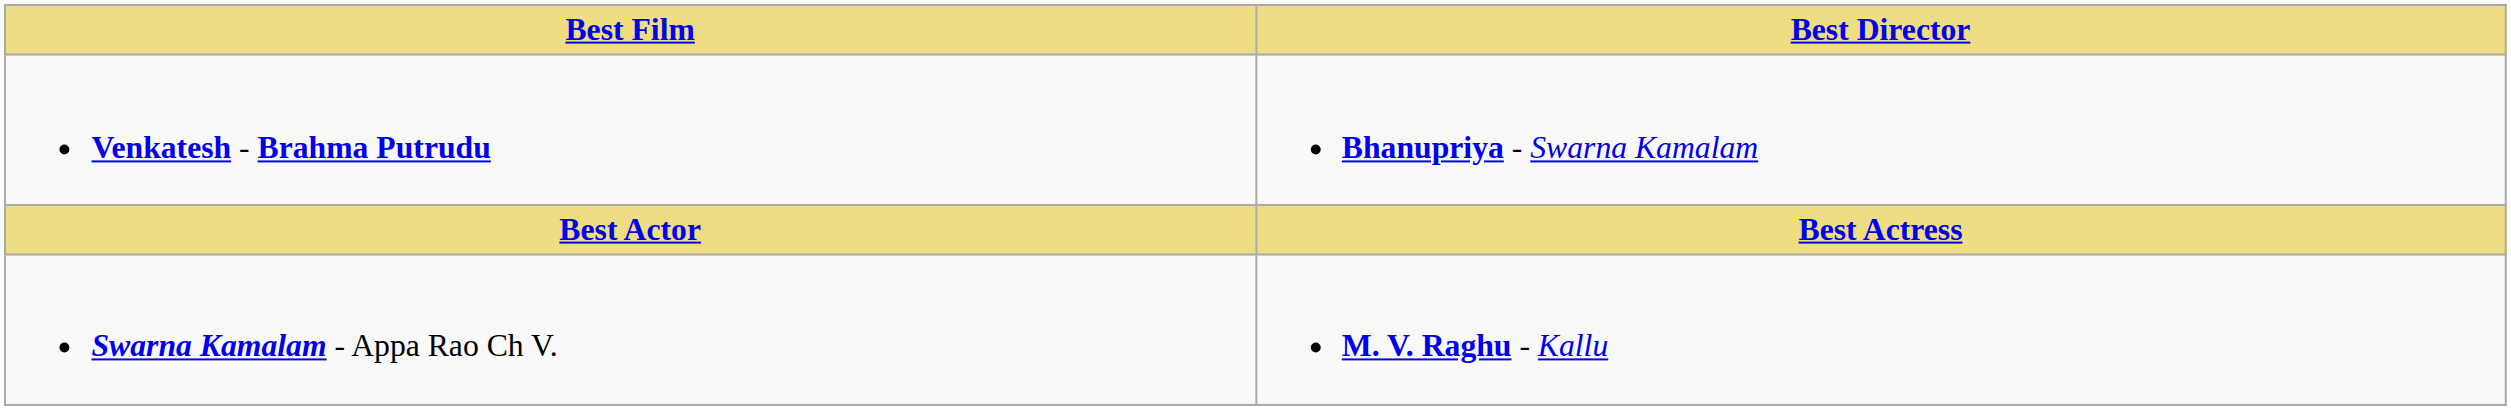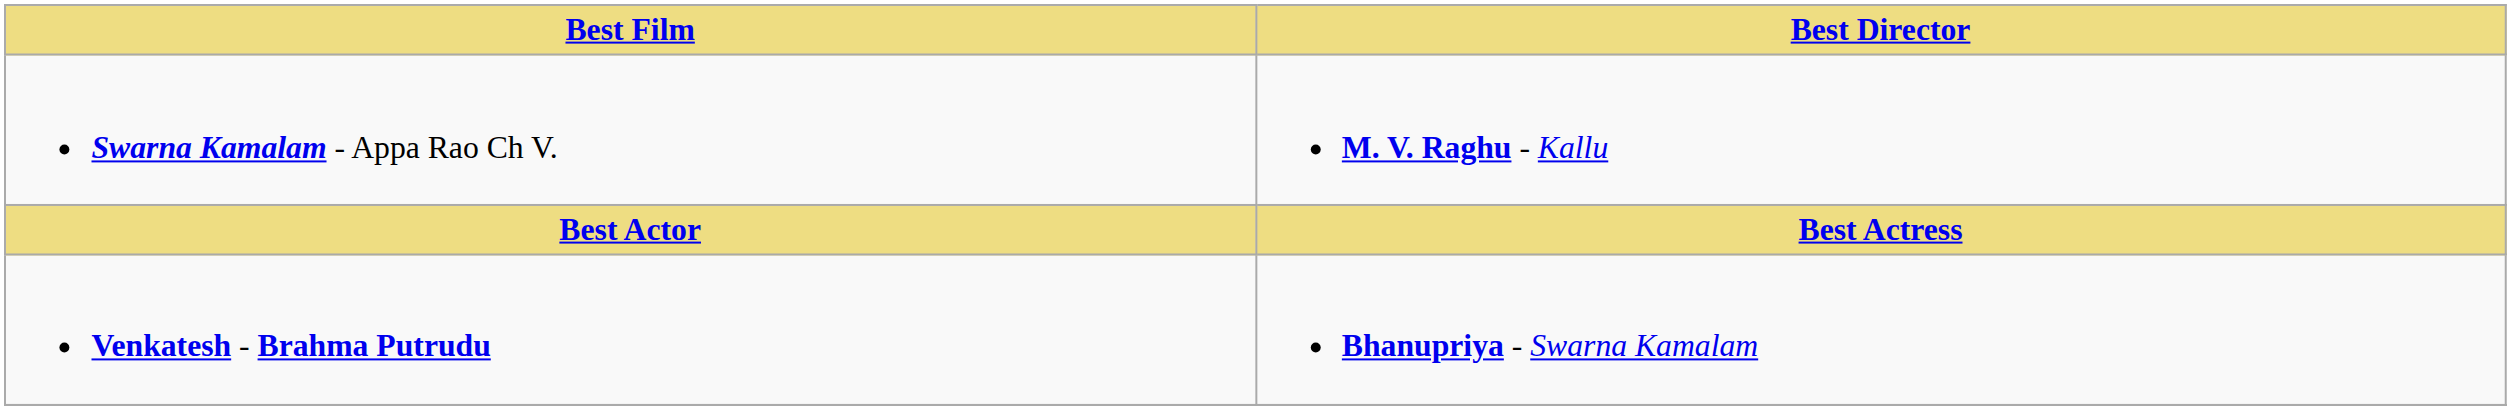rows swapped: (630, 347) <-> (630, 148)
